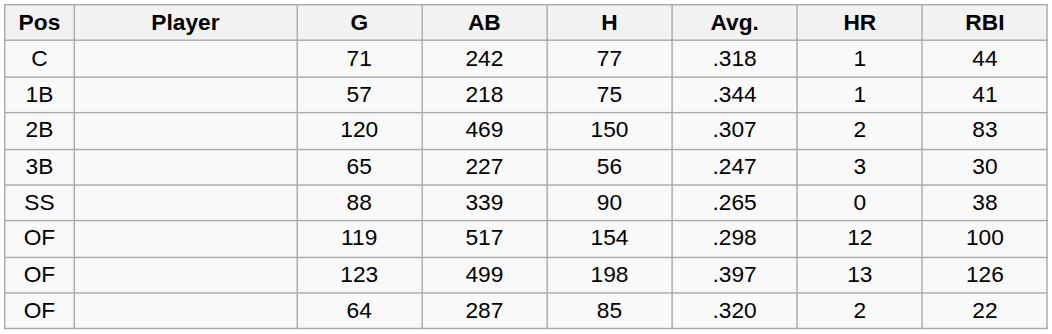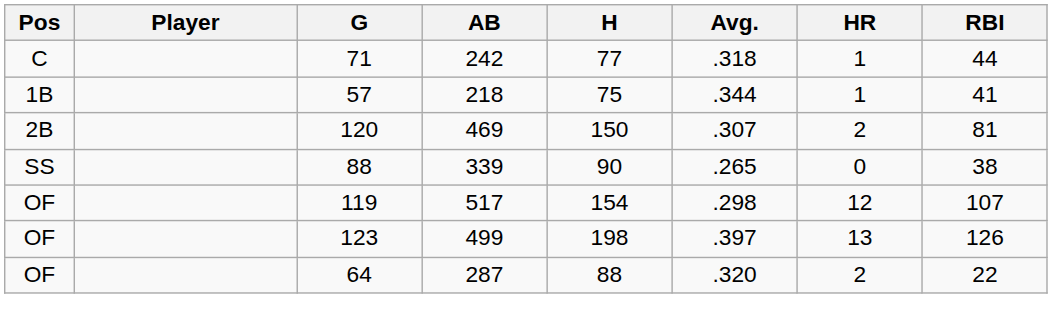(985, 130) 83 -> (985, 130) 81
- row: (359, 166)
(985, 238) 100 -> (985, 202) 107
(610, 310) 85 -> (610, 274) 88
